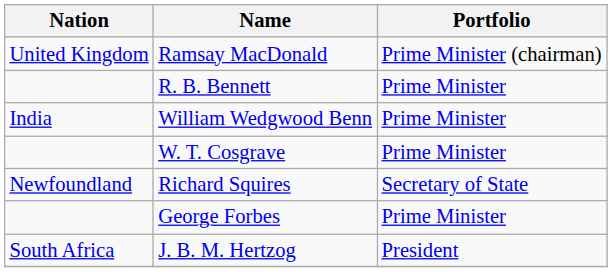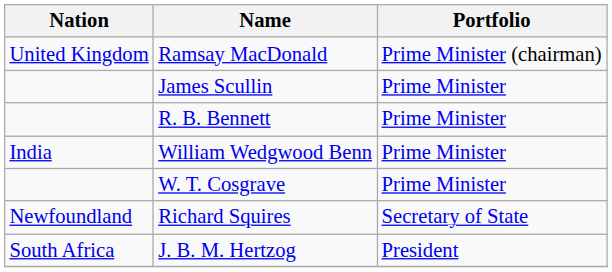+ row: (215, 86)
- row: (219, 217)
